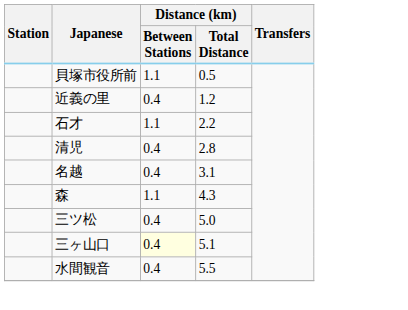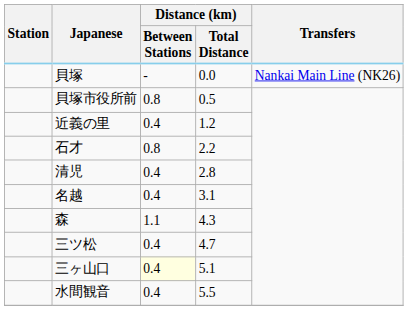+ row: (69, 75)
(152, 75) 1.1 -> (152, 99) 0.8
(152, 124) 1.1 -> (152, 148) 0.8
(207, 220) 5.0 -> (207, 244) 4.7
